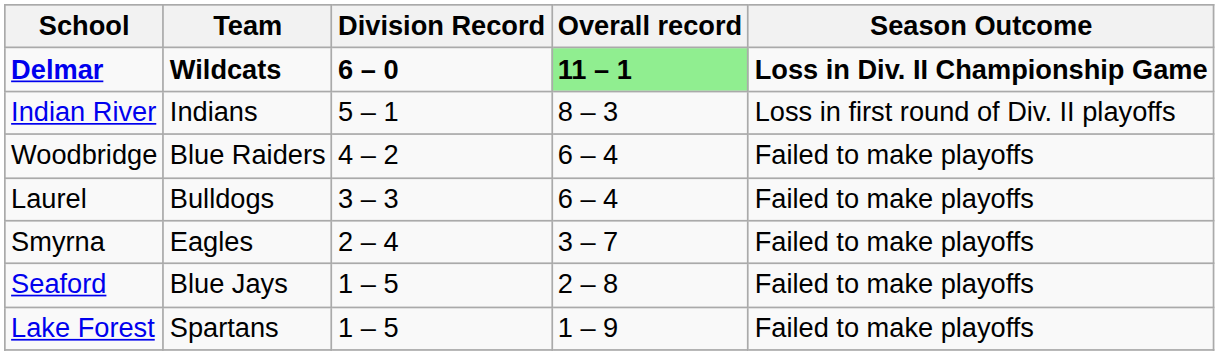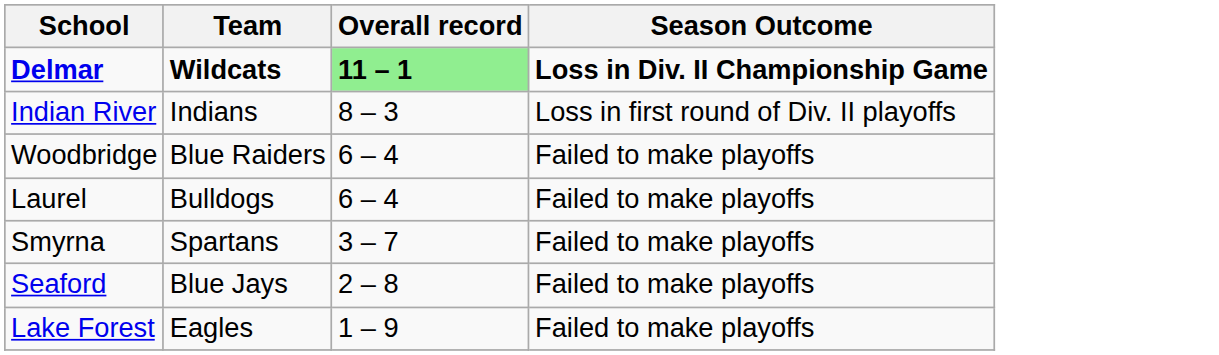- column: (442, 26)
(211, 241) Eagles -> (224, 241) Spartans
(224, 328) Spartans -> (211, 328) Eagles
